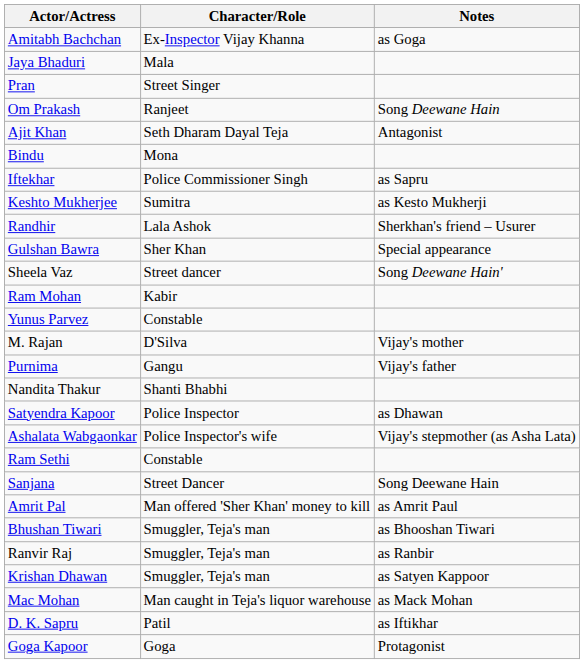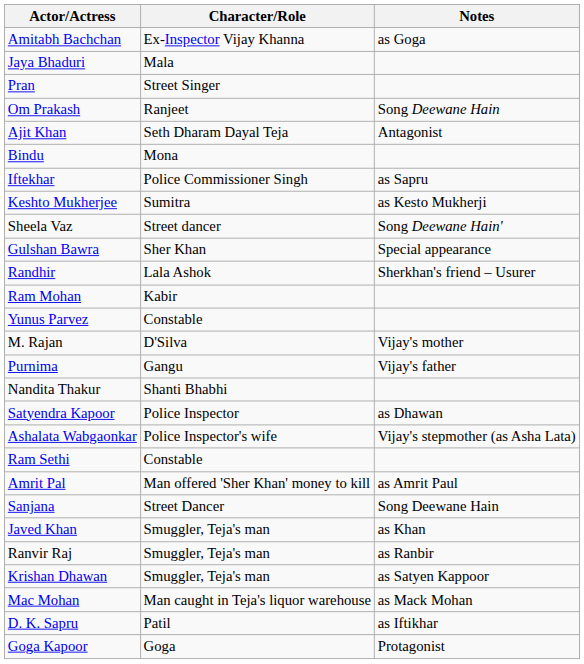rows swapped: (32, 226) <-> (40, 272)
rows swapped: (31, 483) <-> (37, 506)
- row: (55, 529)
+ row: (42, 529)
